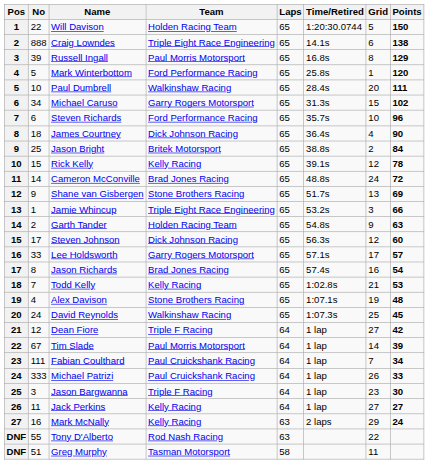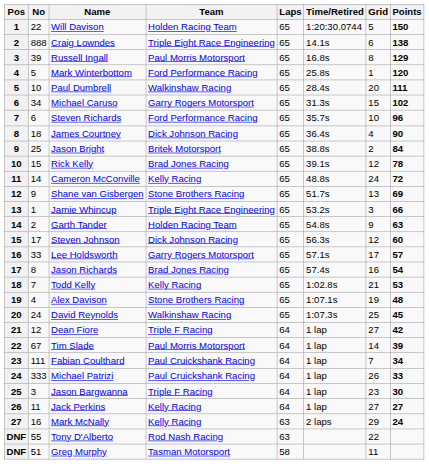(175, 164) Kelly Racing -> (189, 164) Brad Jones Racing
(189, 179) Brad Jones Racing -> (175, 179) Kelly Racing
